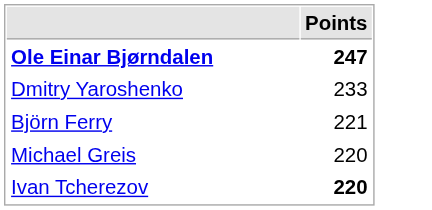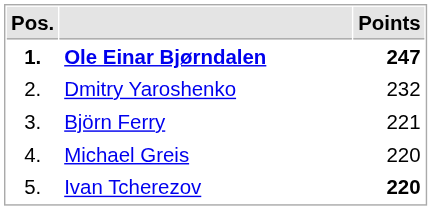+ column: (33, 22)
(350, 89) 233 -> (404, 89) 232
